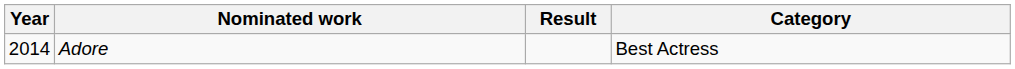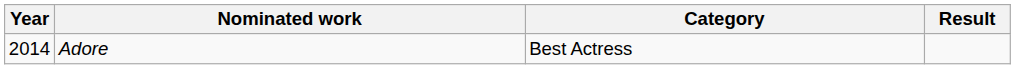columns swapped: (811, 19) <-> (568, 19)
